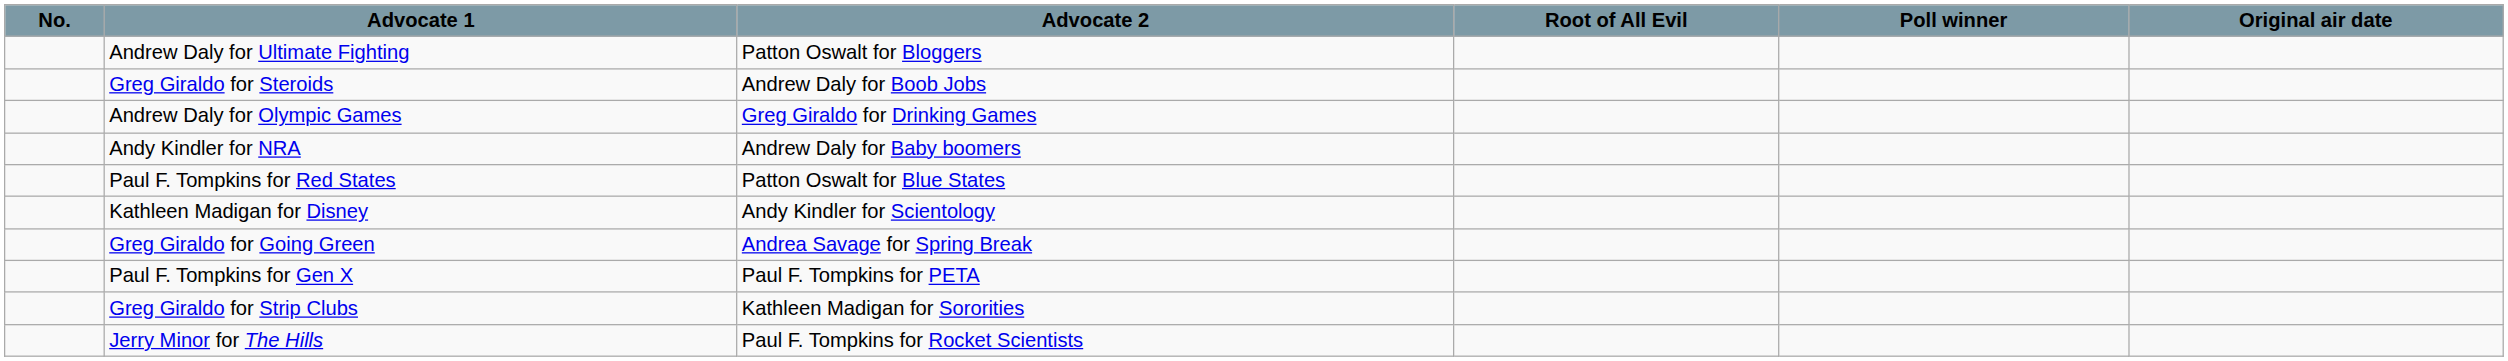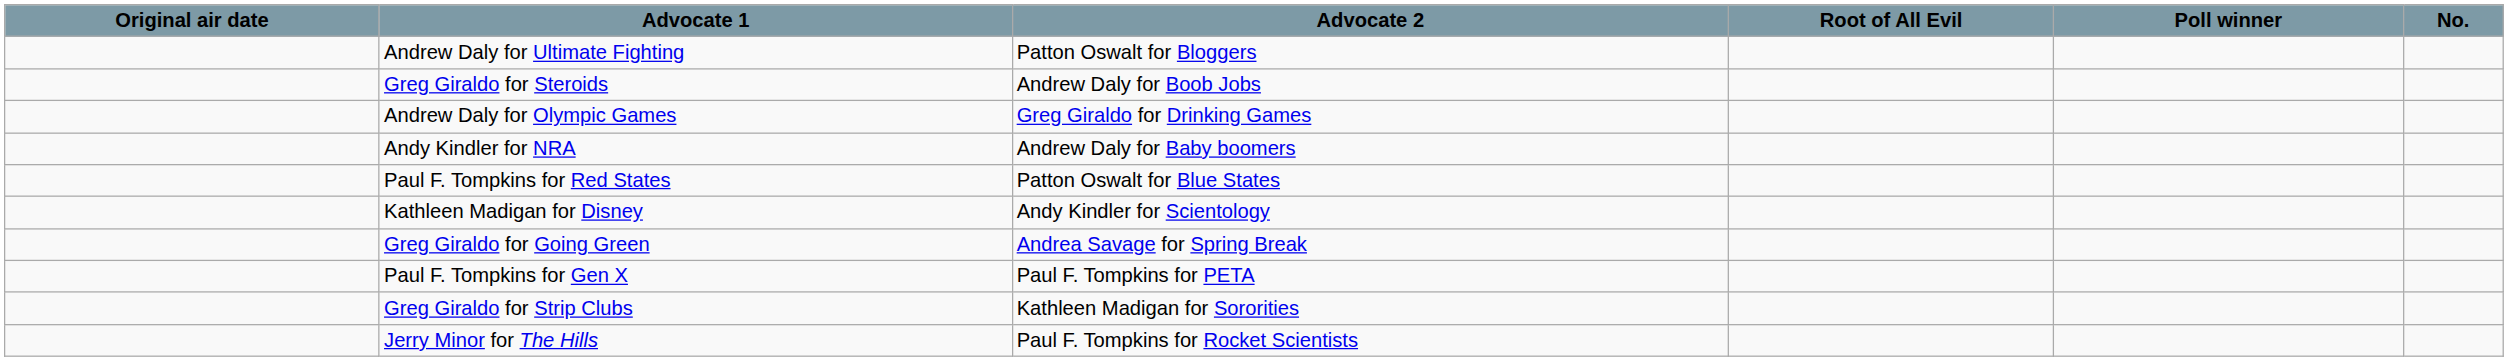columns swapped: (55, 20) <-> (2316, 20)
